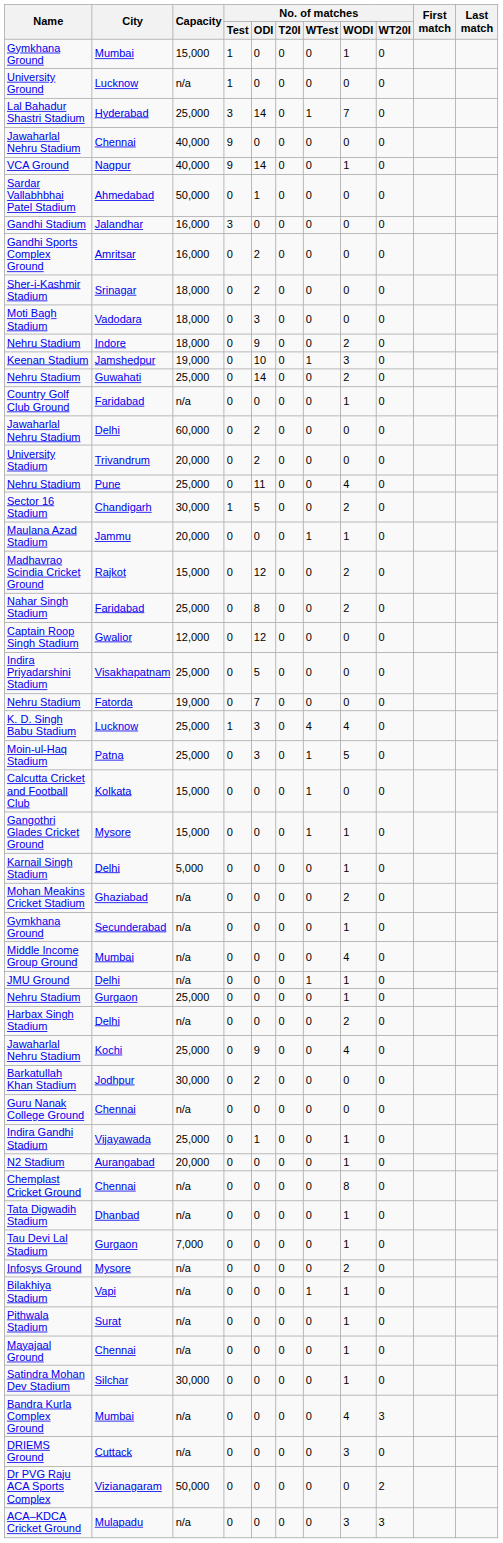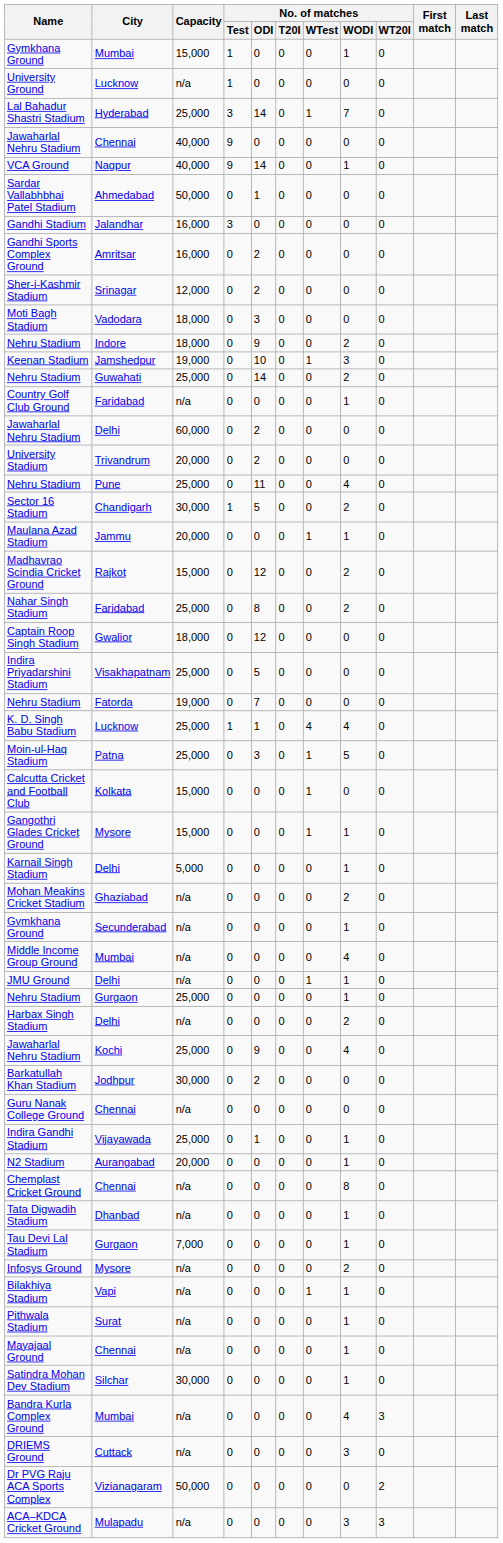(192, 290) 18,000 -> (192, 290) 12,000
(192, 637) 12,000 -> (192, 637) 18,000
(257, 725) 3 -> (257, 725) 1
